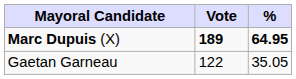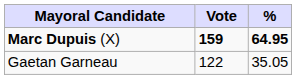(211, 39) 189 -> (211, 39) 159
